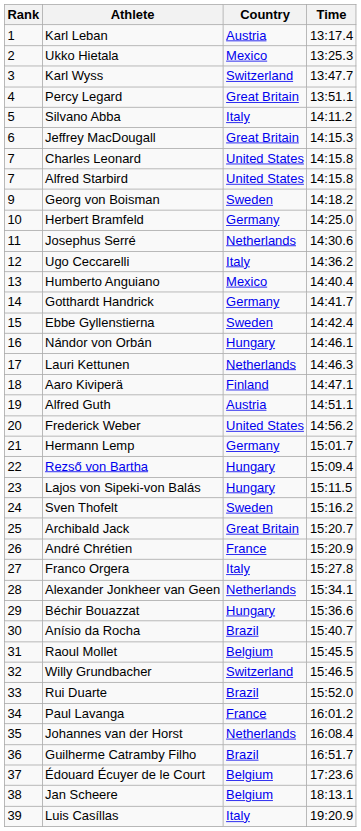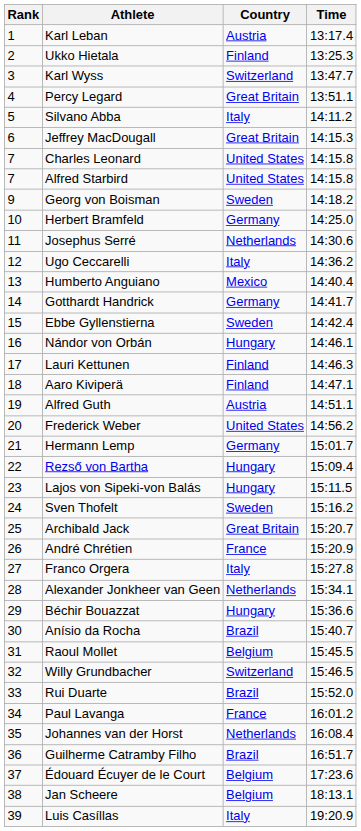(247, 55) Mexico -> (247, 55) Finland
(261, 364) Netherlands -> (247, 364) Finland
